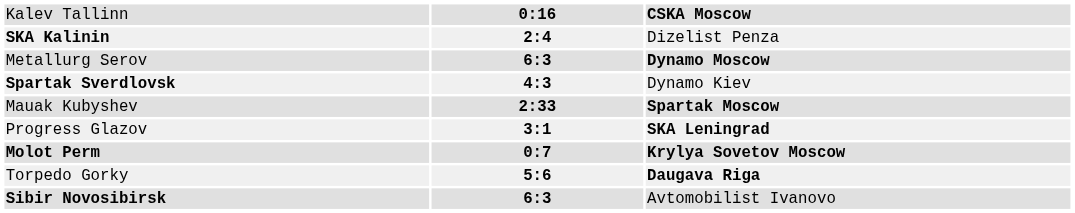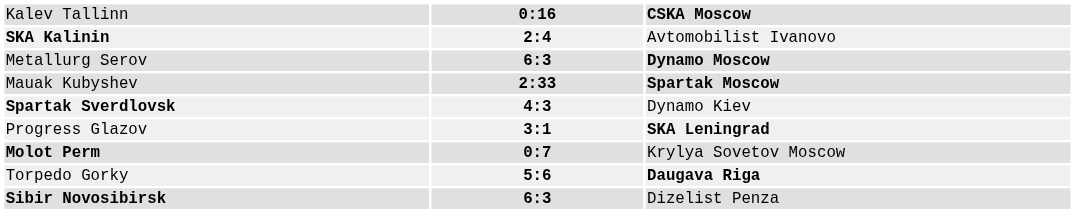(713, 38) Dizelist Penza -> (741, 38) Avtomobilist Ivanovo
rows swapped: (91, 84) <-> (72, 107)
(746, 153) bold -> (746, 153) normal
(741, 199) Avtomobilist Ivanovo -> (713, 199) Dizelist Penza
